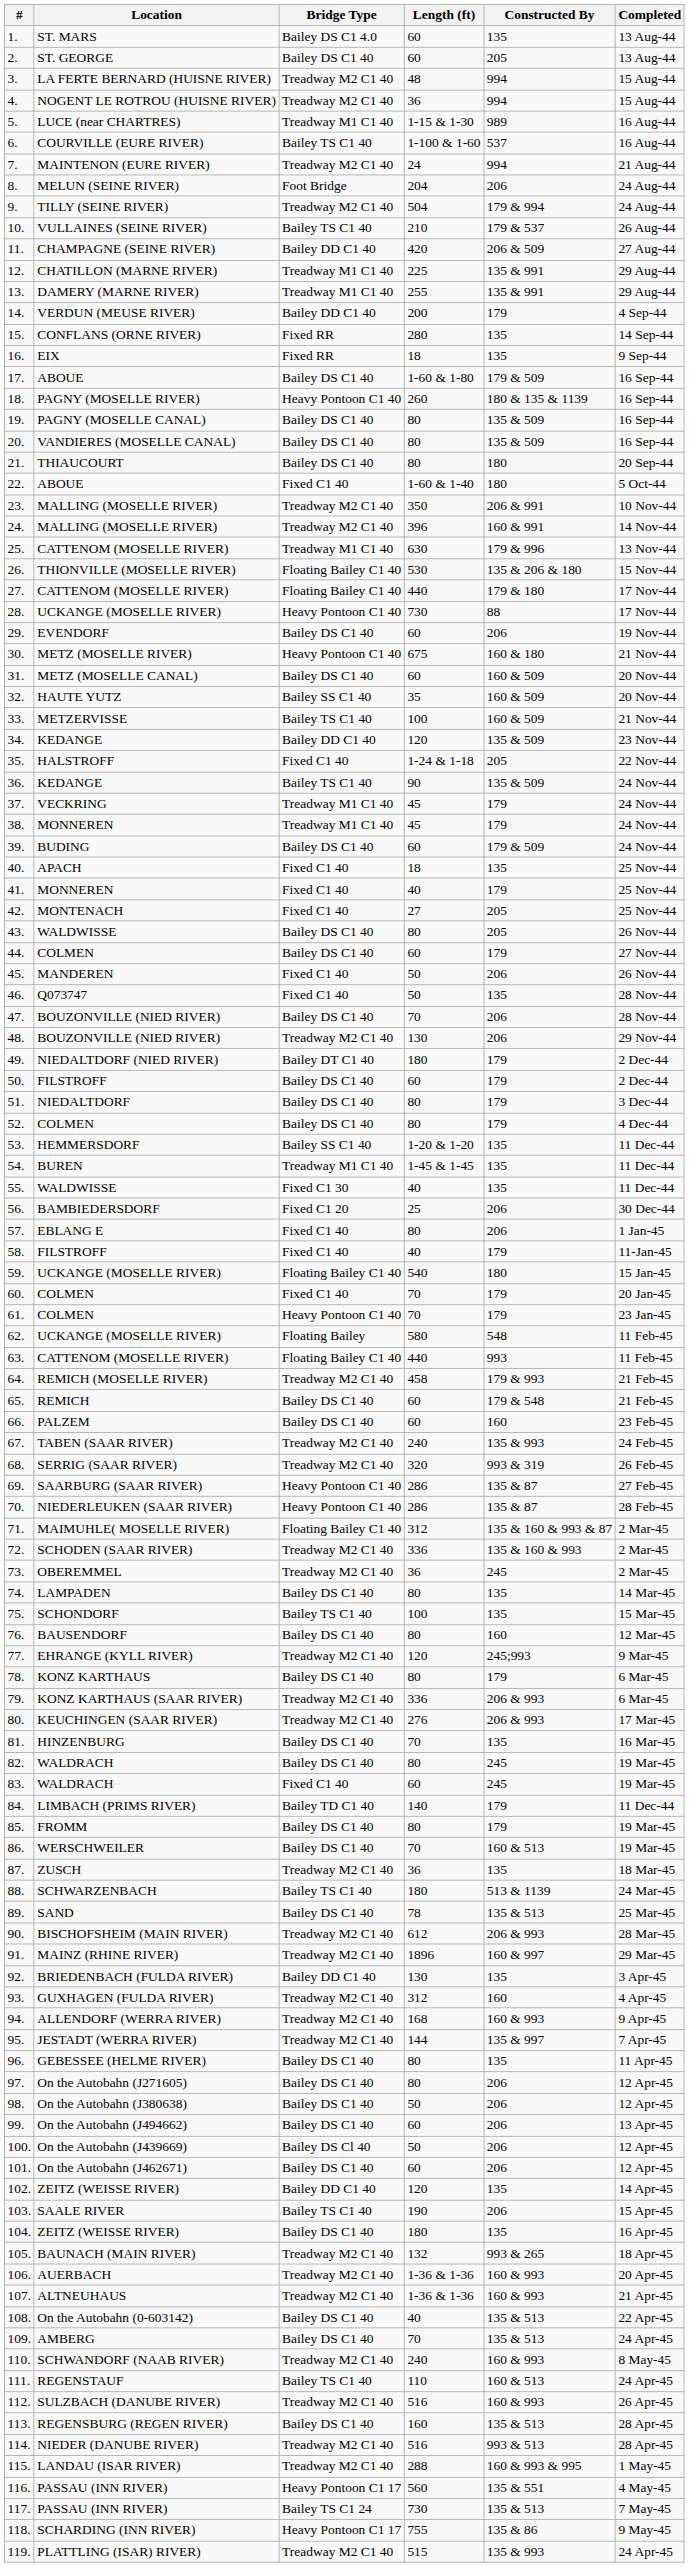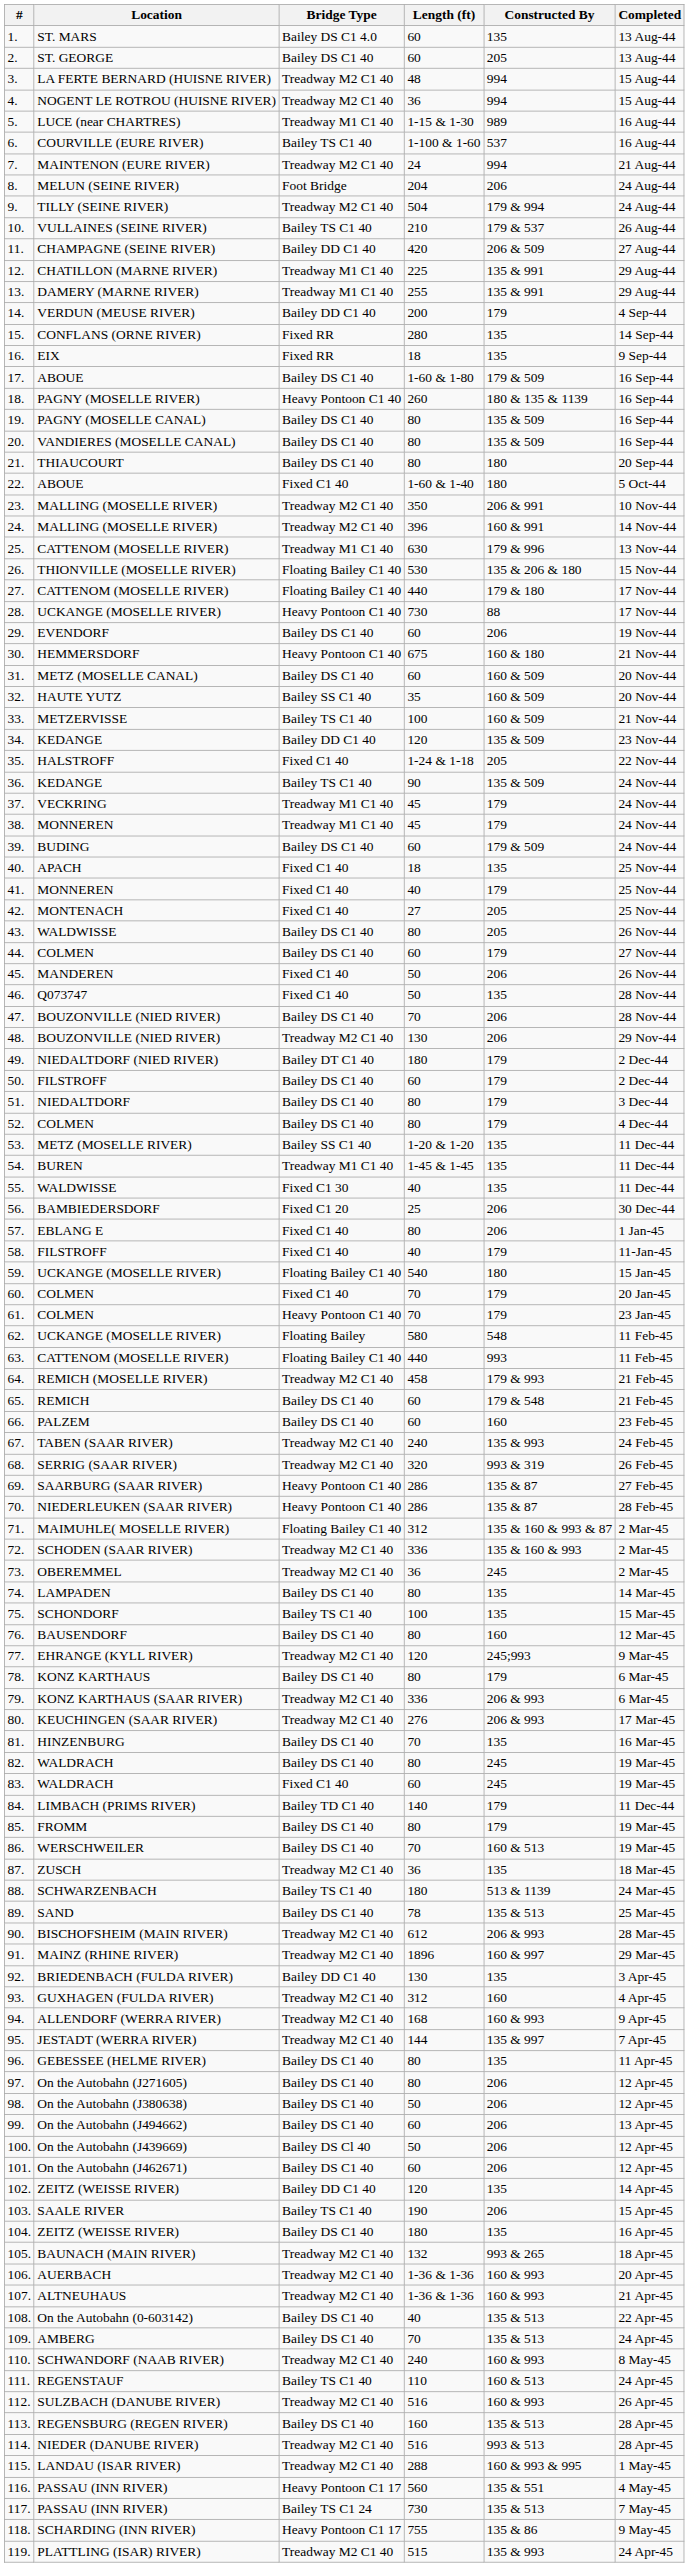(115, 654) METZ (MOSELLE RIVER) -> (88, 654) HEMMERSDORF
(88, 1144) HEMMERSDORF -> (115, 1144) METZ (MOSELLE RIVER)
